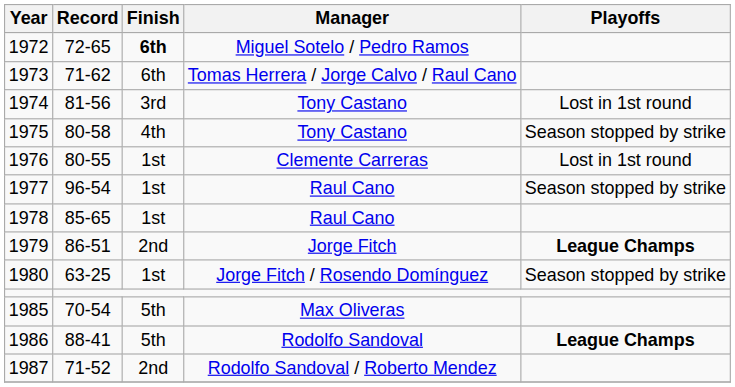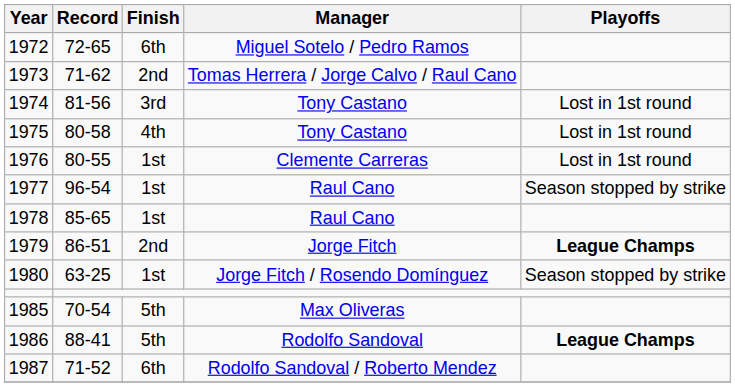(153, 47) bold -> (153, 47) normal
(153, 75) 6th -> (153, 75) 2nd
(625, 132) Season stopped by strike -> (625, 132) Lost in 1st round
(153, 368) 2nd -> (153, 368) 6th
